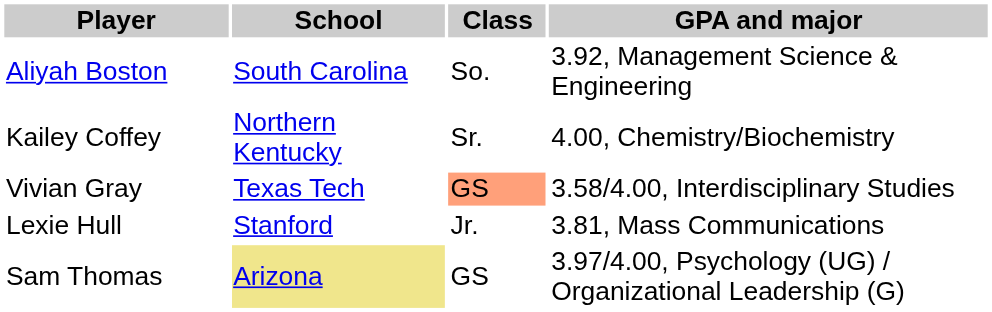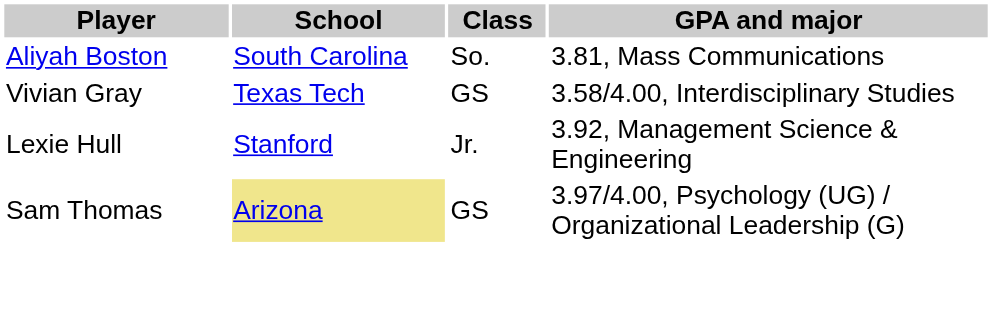(724, 71) 3.92, Management Science & Engineering -> (718, 56) 3.81, Mass Communications
- row: (83, 137)
(470, 188) lightsalmon background -> (470, 93) no background
(718, 225) 3.81, Mass Communications -> (724, 144) 3.92, Management Science & Engineering
